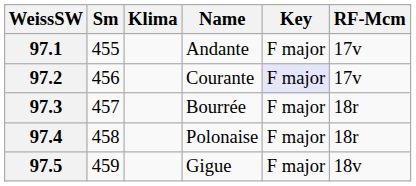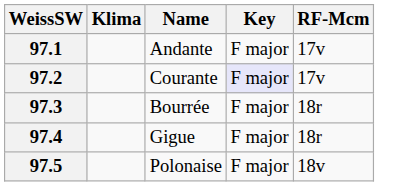- column: (106, 19)
(222, 136) Polonaise -> (172, 136) Gigue
(209, 166) Gigue -> (186, 166) Polonaise
